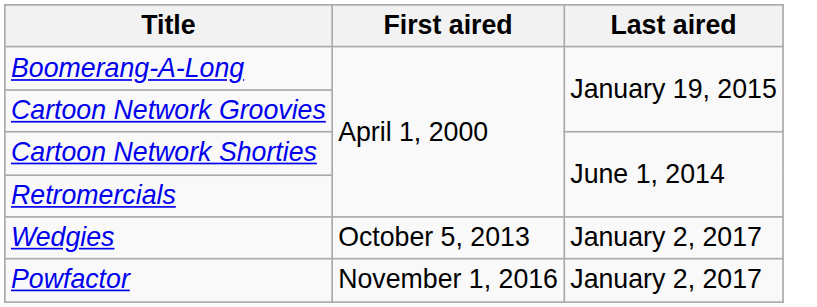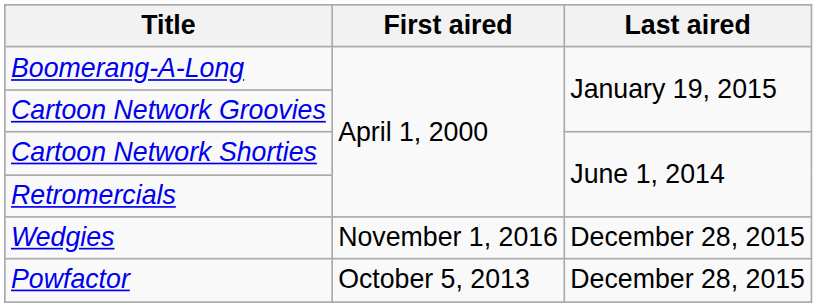(434, 237) October 5, 2013 -> (448, 237) November 1, 2016
(666, 237) January 2, 2017 -> (688, 237) December 28, 2015
(448, 279) November 1, 2016 -> (434, 279) October 5, 2013
(666, 279) January 2, 2017 -> (688, 279) December 28, 2015
